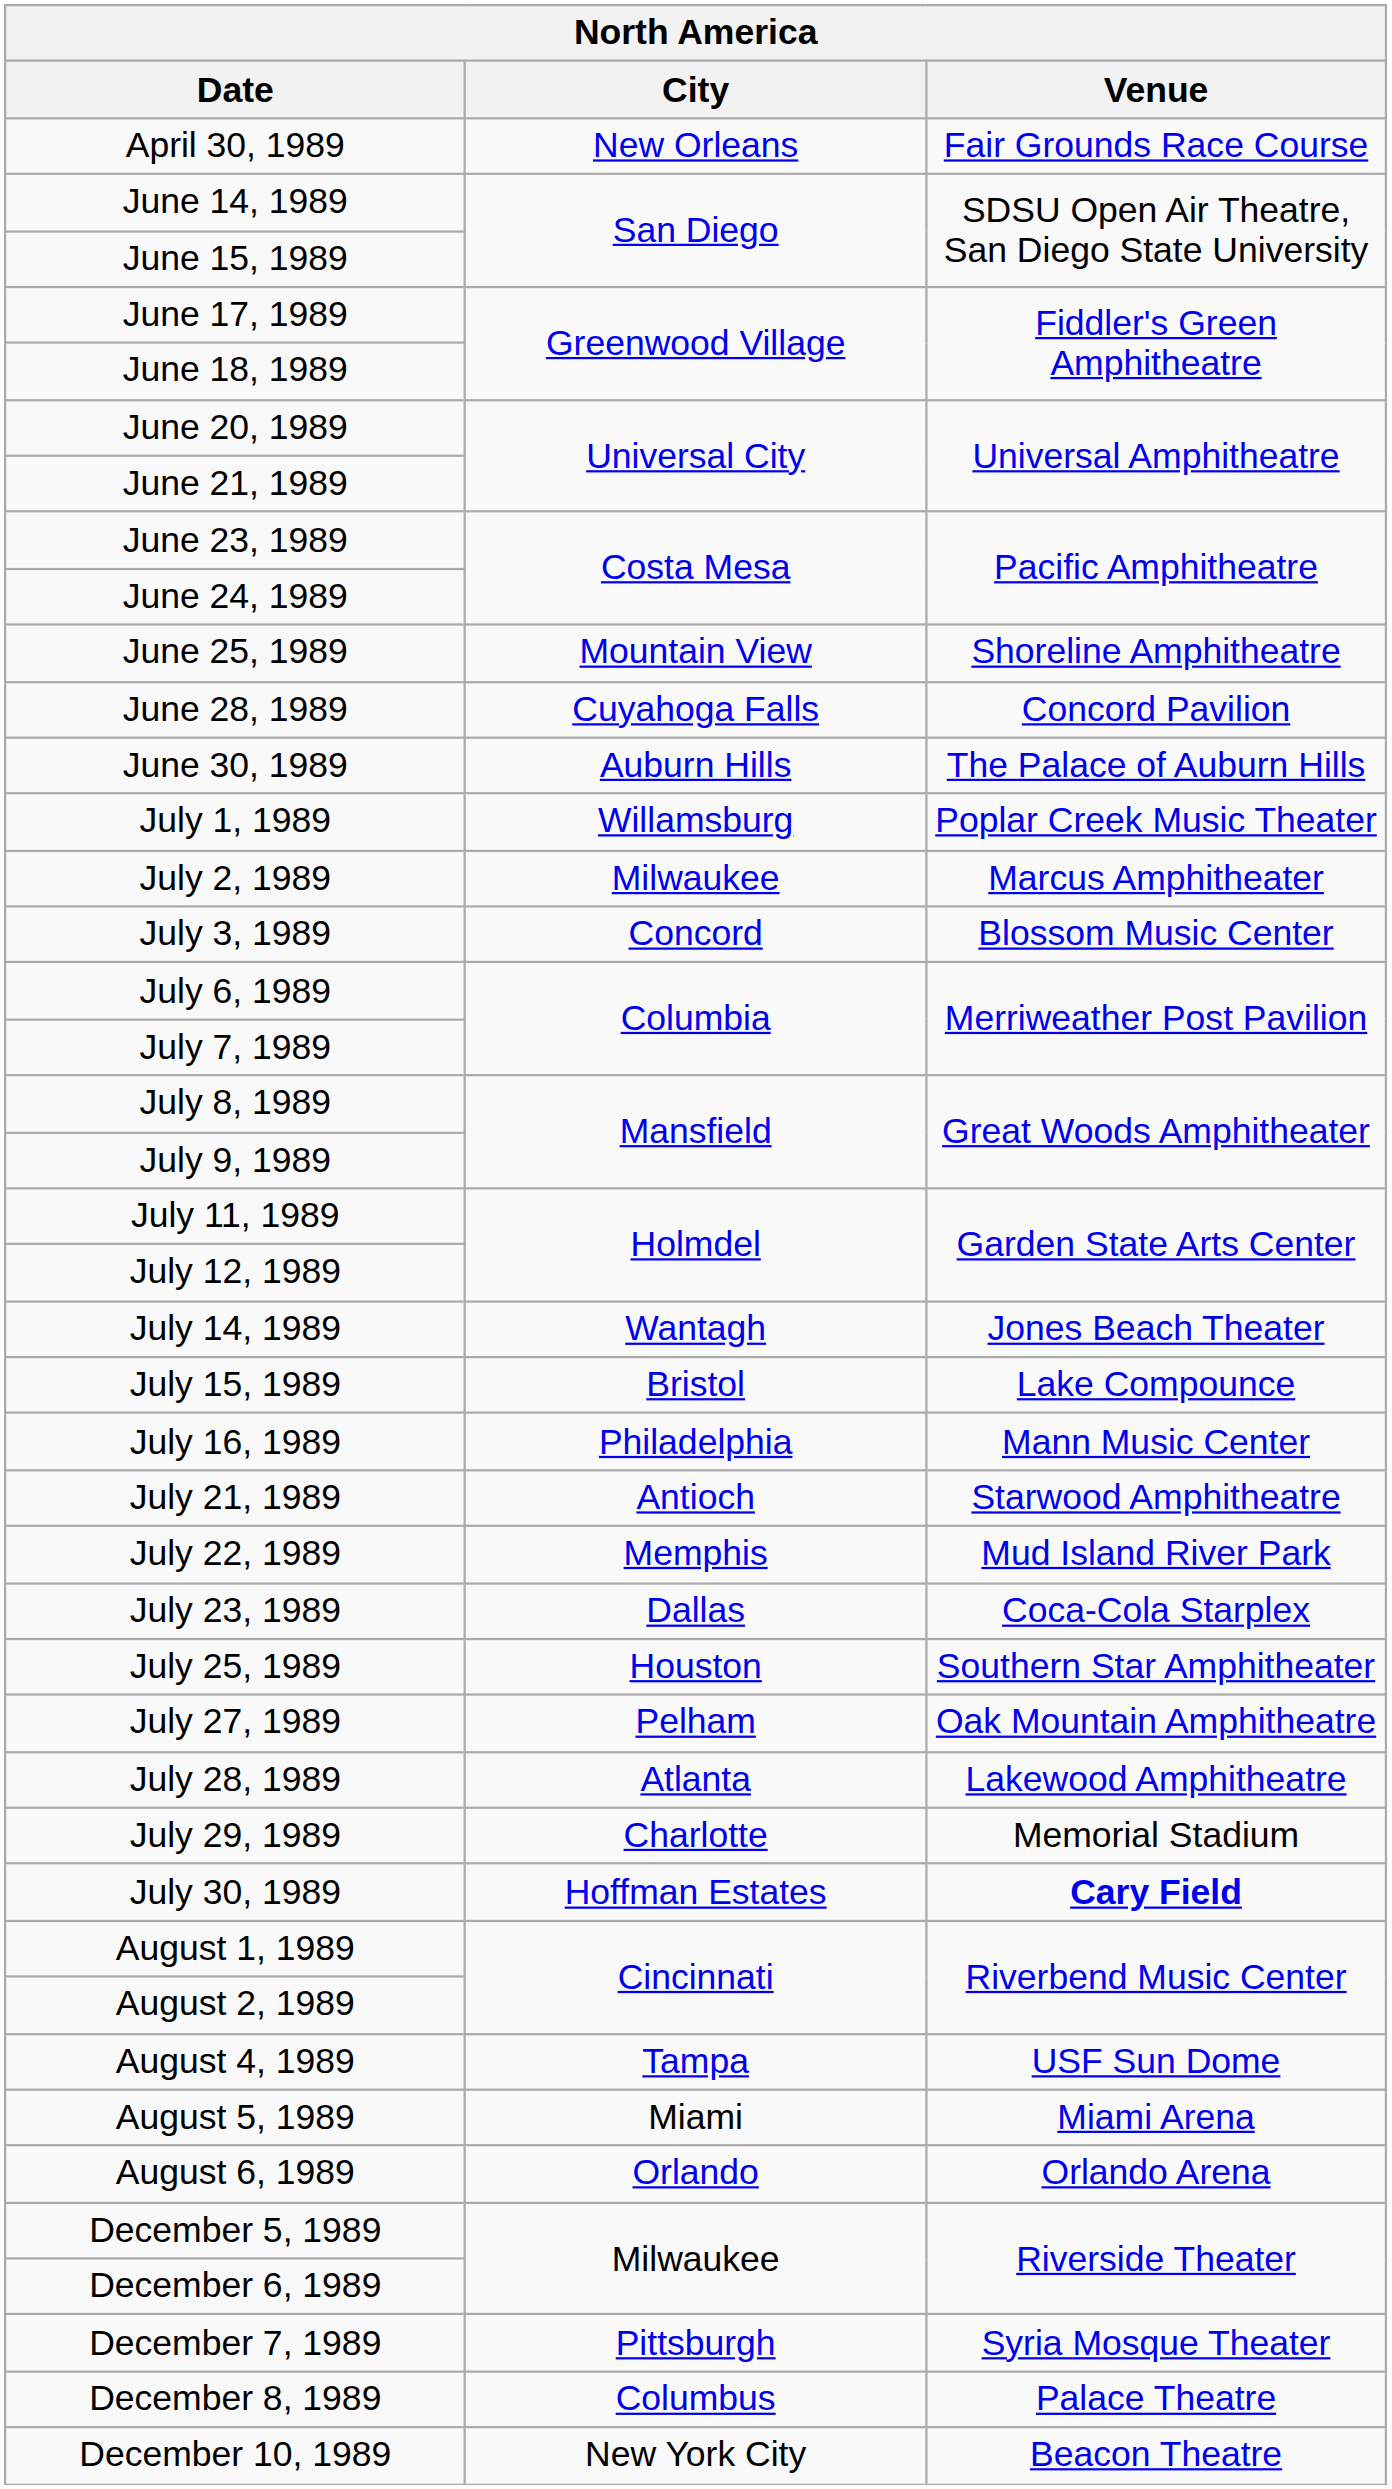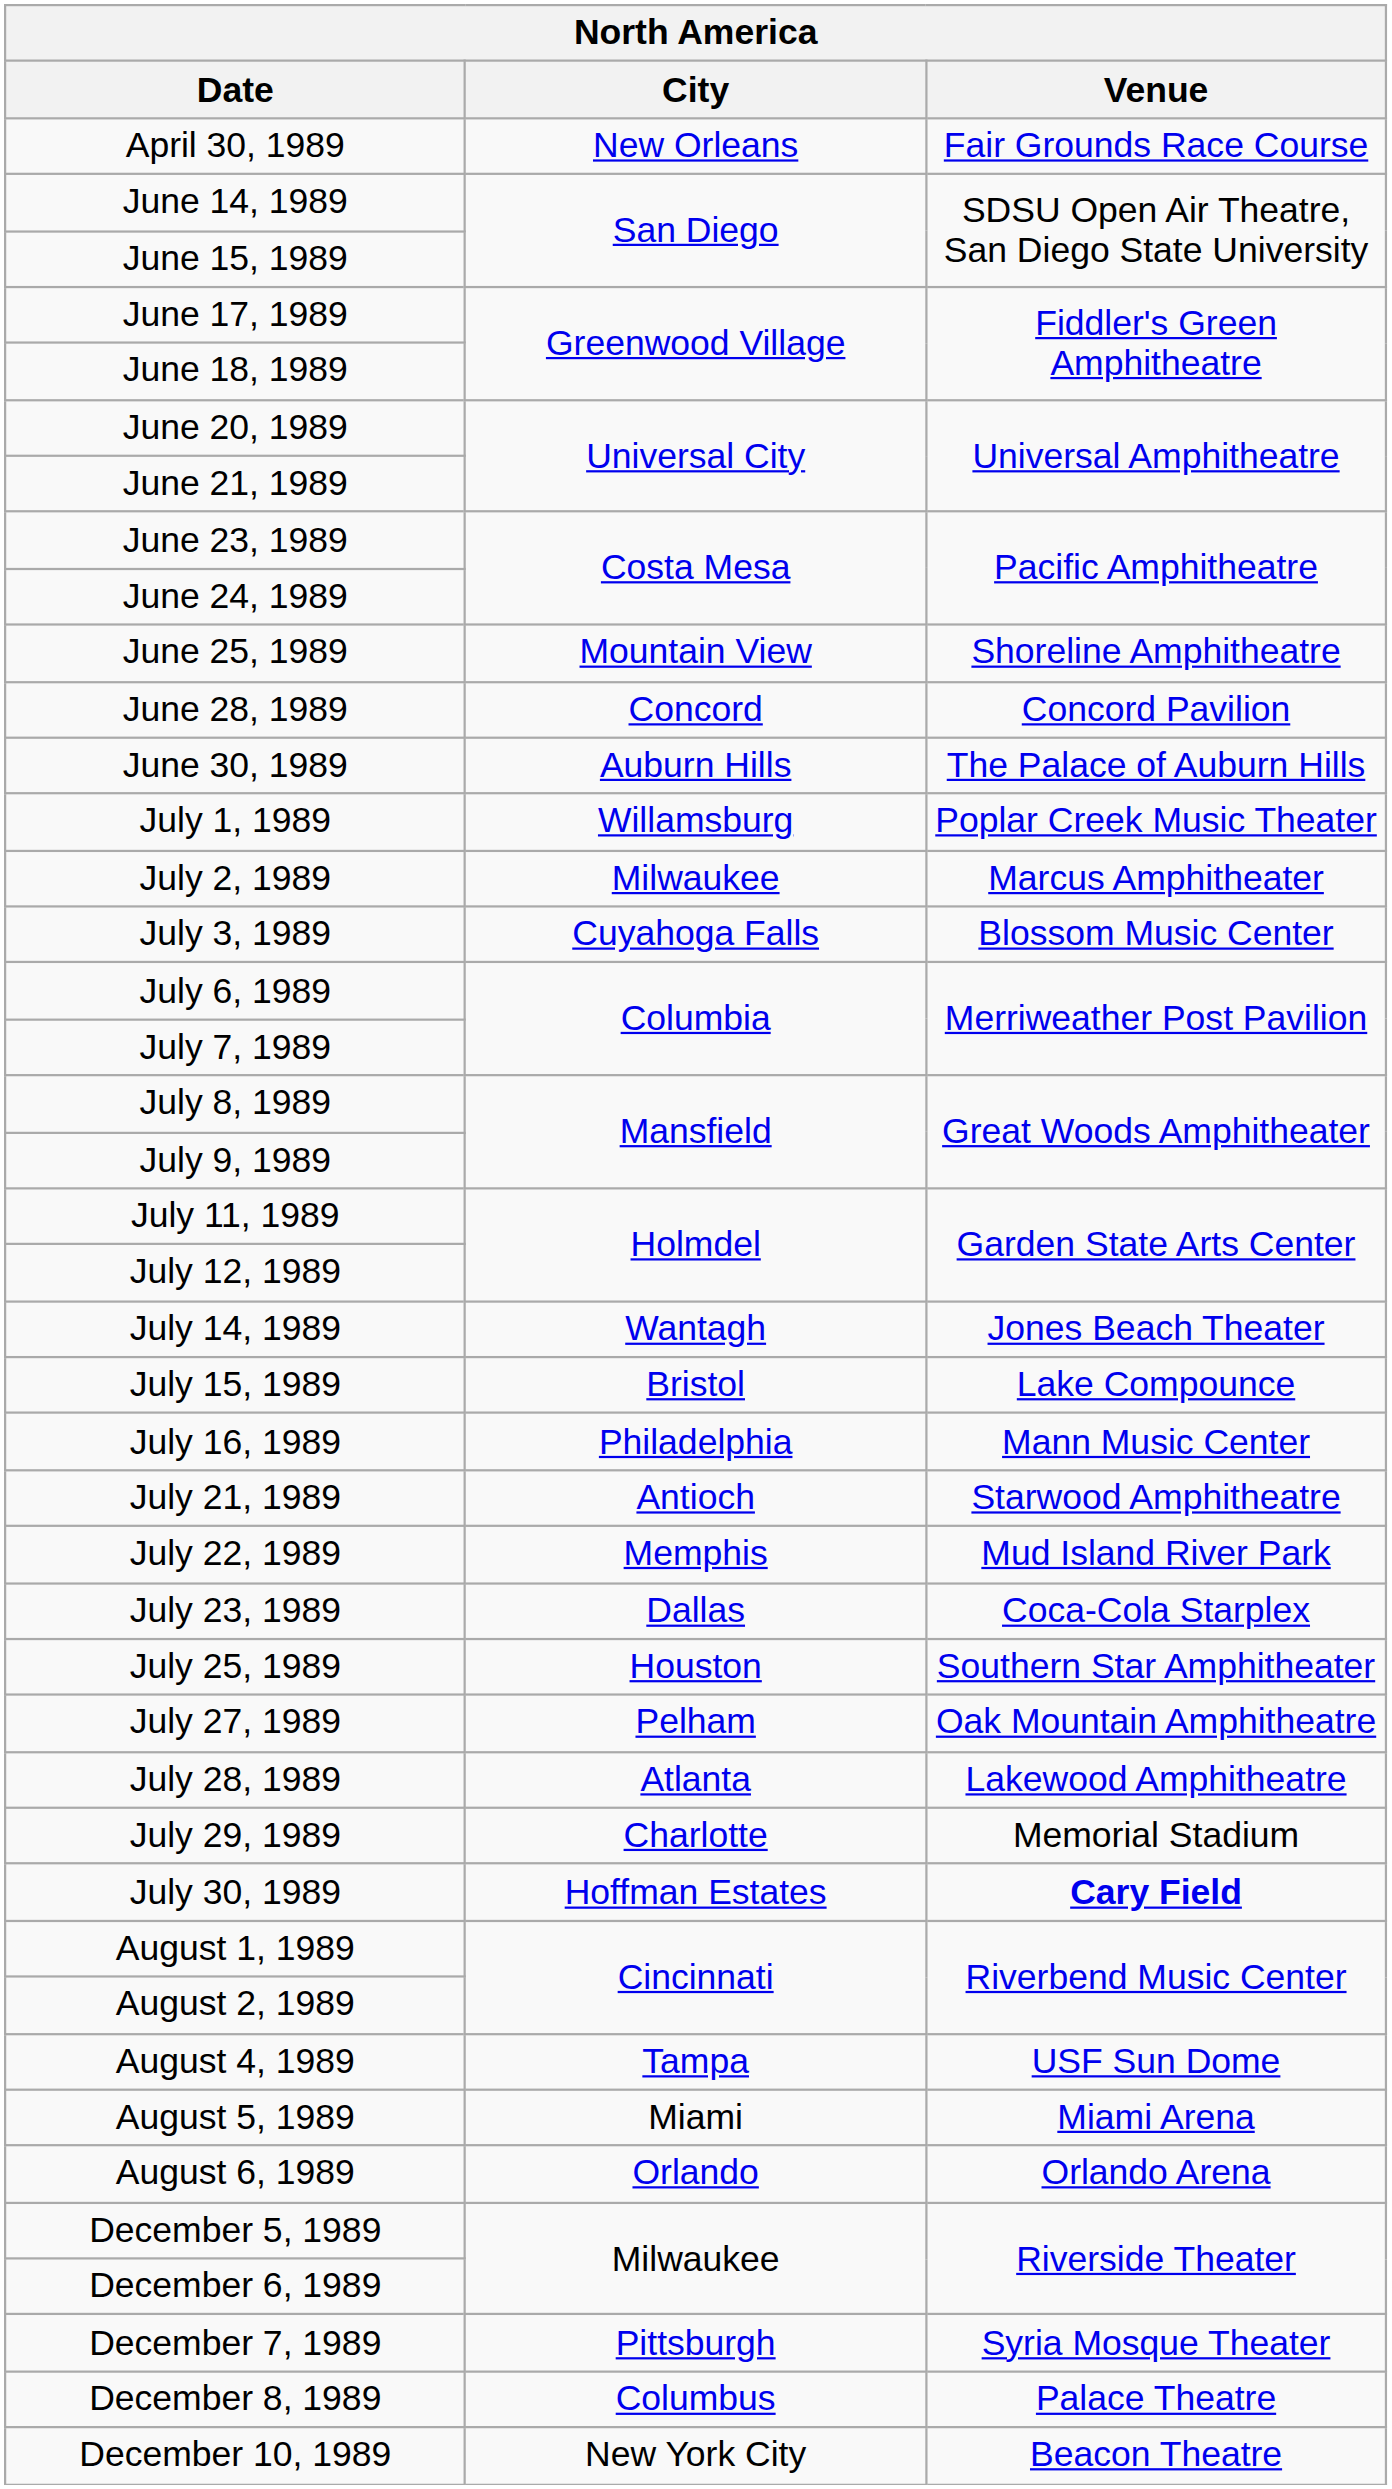(696, 708) Cuyahoga Falls -> (696, 708) Concord
(696, 933) Concord -> (696, 933) Cuyahoga Falls
